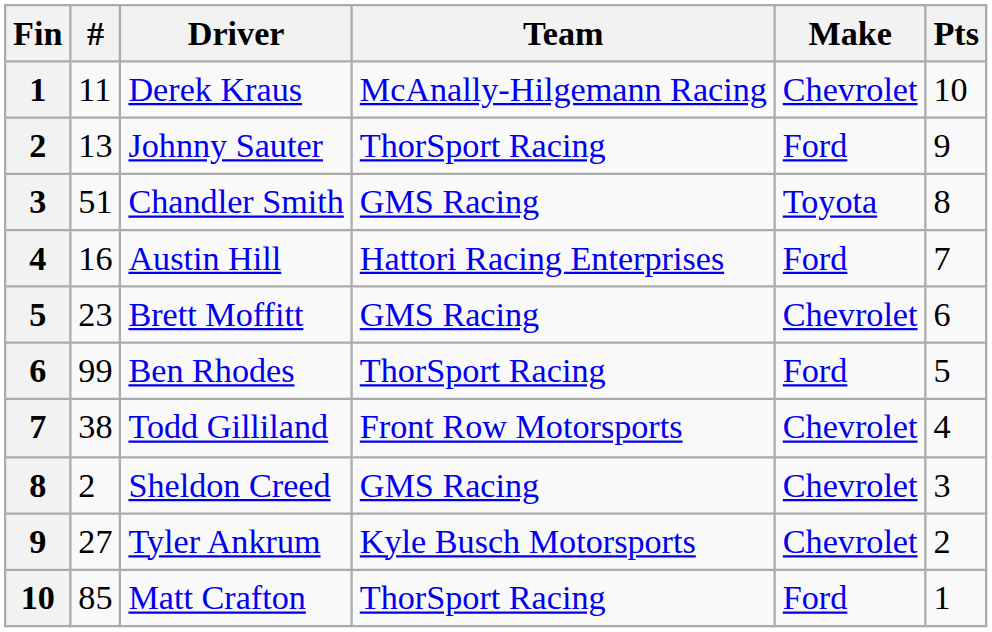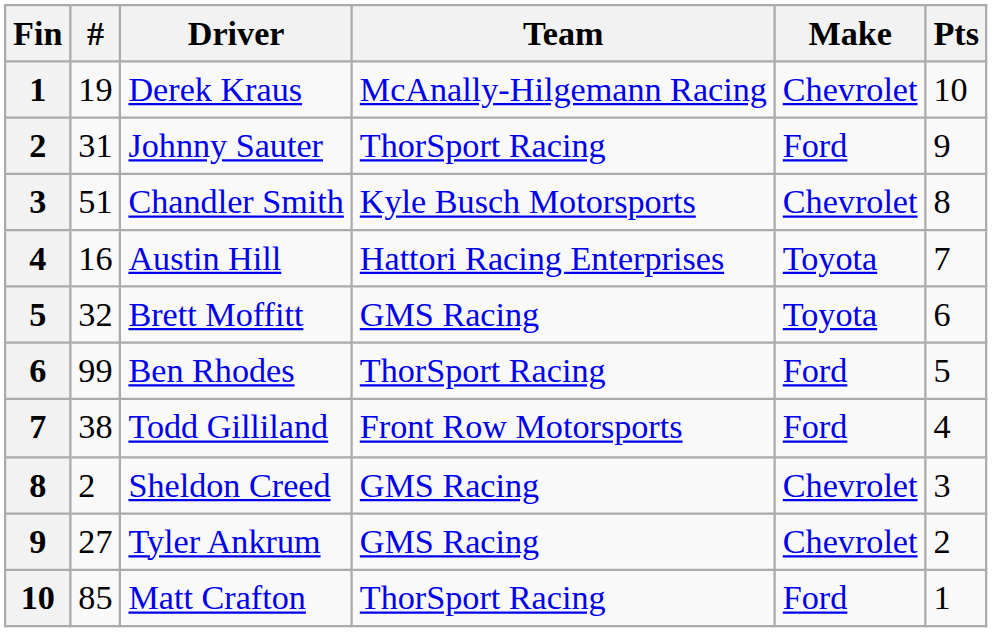(95, 89) 11 -> (95, 89) 19
(95, 145) 13 -> (95, 145) 31
(449, 202) GMS Racing -> (528, 202) Kyle Busch Motorsports
(830, 202) Toyota -> (850, 202) Chevrolet
(815, 258) Ford -> (830, 258) Toyota
(95, 314) 23 -> (95, 314) 32
(850, 314) Chevrolet -> (830, 314) Toyota
(850, 427) Chevrolet -> (815, 427) Ford
(528, 540) Kyle Busch Motorsports -> (449, 540) GMS Racing
